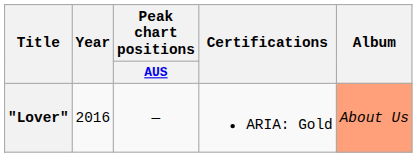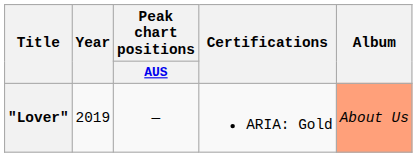(93, 118) 2016 -> (93, 118) 2019
